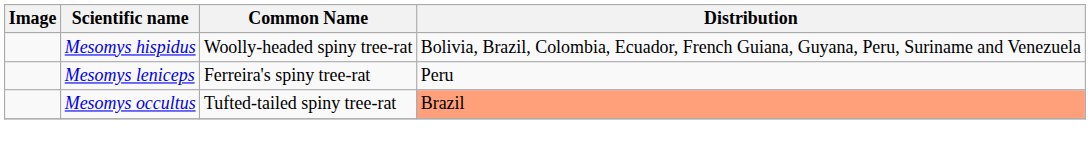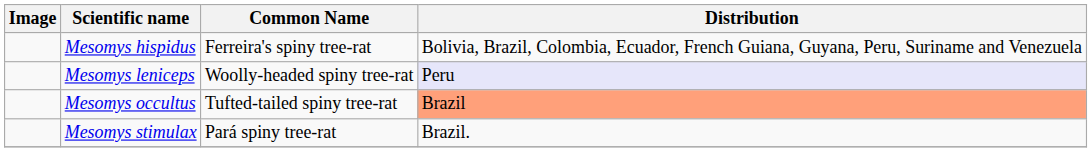(308, 47) Woolly-headed spiny tree-rat -> (288, 47) Ferreira's spiny tree-rat
(287, 75) Ferreira's spiny tree-rat -> (309, 75) Woolly-headed spiny tree-rat
(437, 75) no background -> (438, 75) lavender background
+ row: (131, 132)
